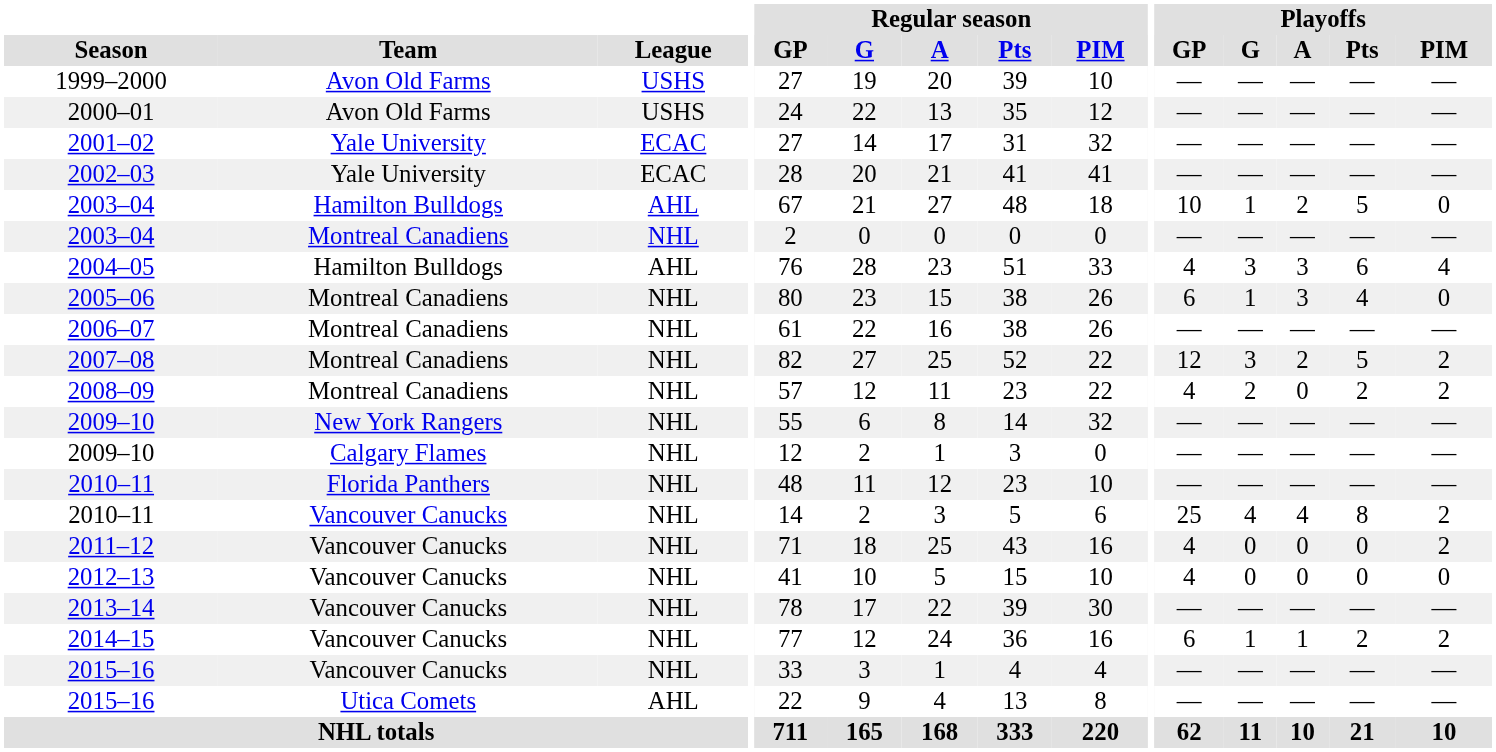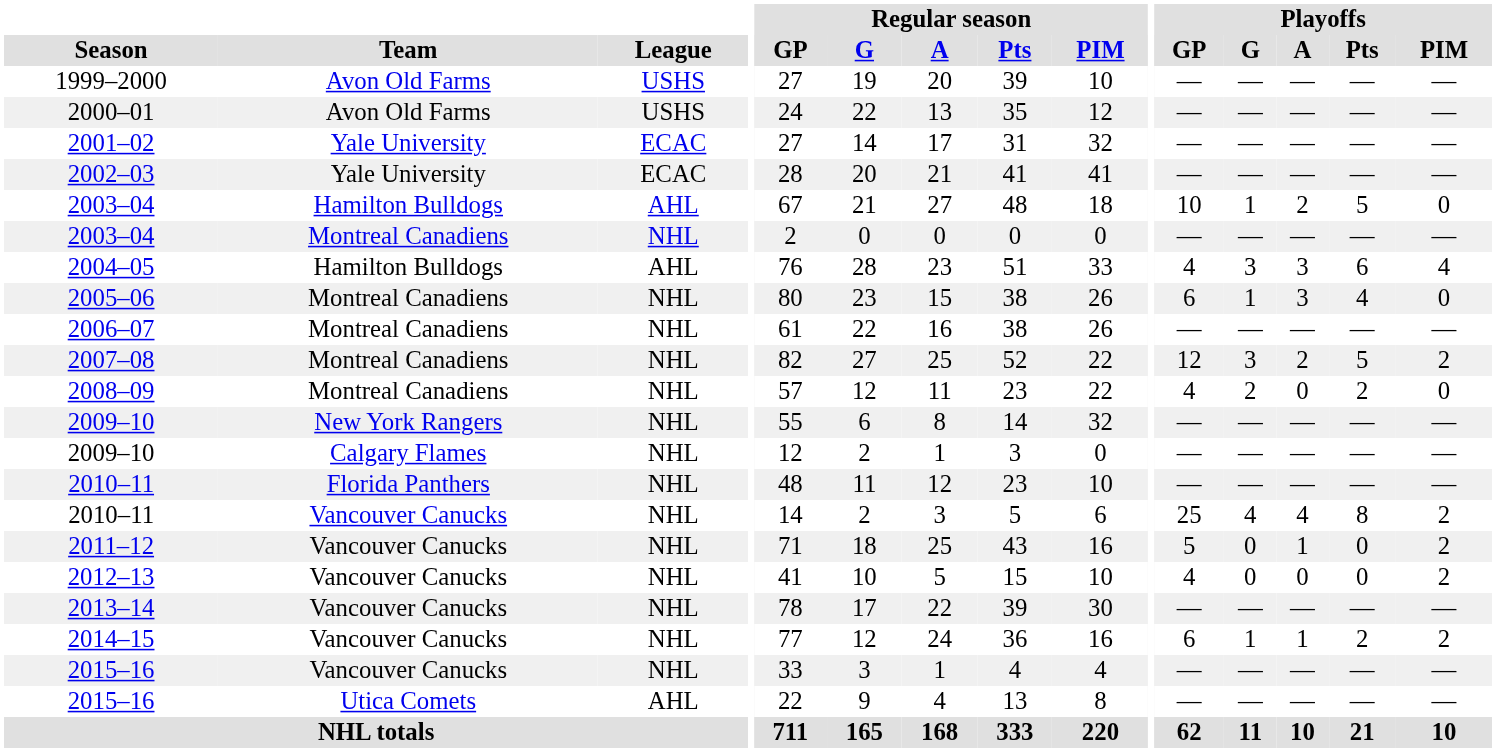(1444, 391) 2 -> (1444, 391) 0
(1189, 546) 4 -> (1189, 546) 5
(1302, 546) 0 -> (1302, 546) 1
(1444, 577) 0 -> (1444, 577) 2
